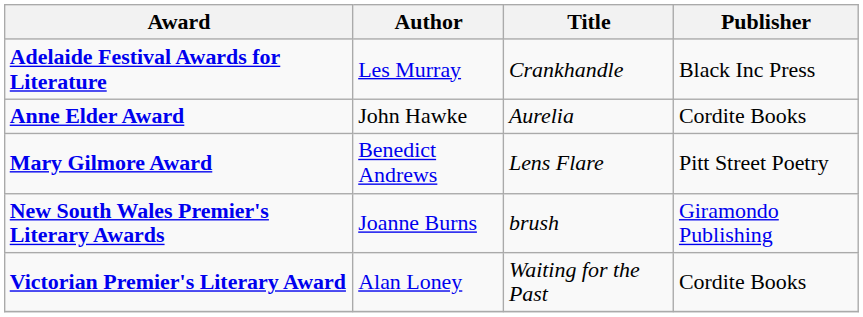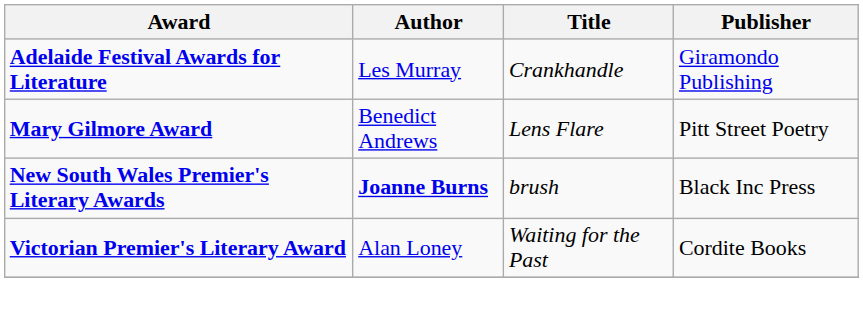(747, 68) Black Inc Press -> (729, 68) Giramondo Publishing
- row: (97, 116)
(418, 222) normal -> (423, 187) bold
(729, 222) Giramondo Publishing -> (747, 187) Black Inc Press
